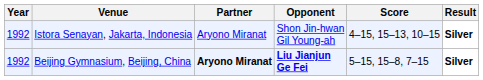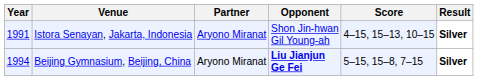(18, 35) 1992 -> (18, 35) 1991
(18, 62) 1992 -> (18, 62) 1994
(234, 62) bold -> (232, 62) normal
